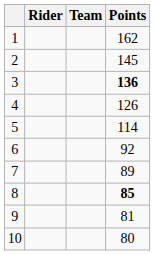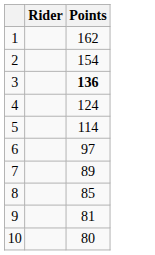- column: (86, 15)
(128, 60) 145 -> (88, 60) 154
(128, 104) 126 -> (88, 104) 124
(128, 149) 92 -> (88, 149) 97
(128, 194) bold -> (88, 194) normal
